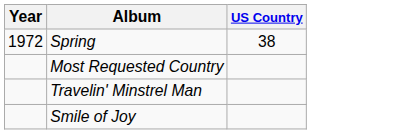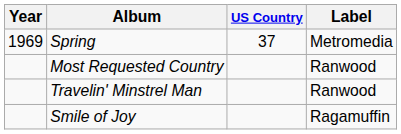+ column: (351, 16)
(26, 41) 1972 -> (26, 41) 1969
(267, 41) 38 -> (267, 41) 37
